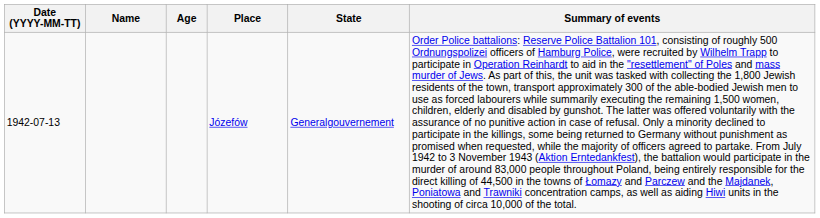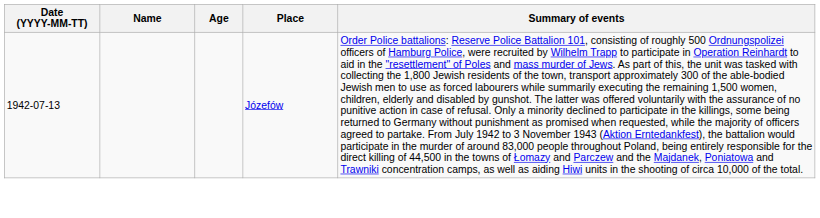- column: (349, 18)
